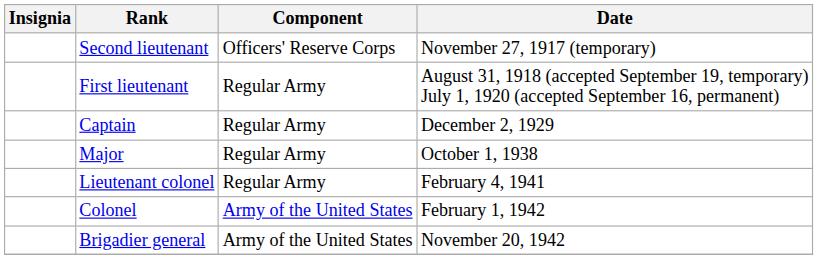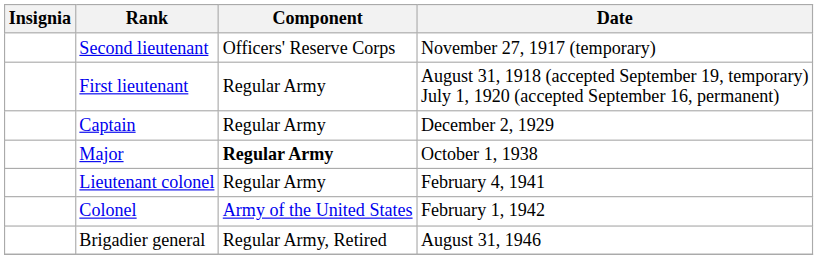(274, 153) normal -> (278, 153) bold
- row: (493, 239)
+ row: (481, 239)
